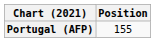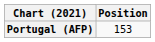(123, 30) 155 -> (123, 30) 153
